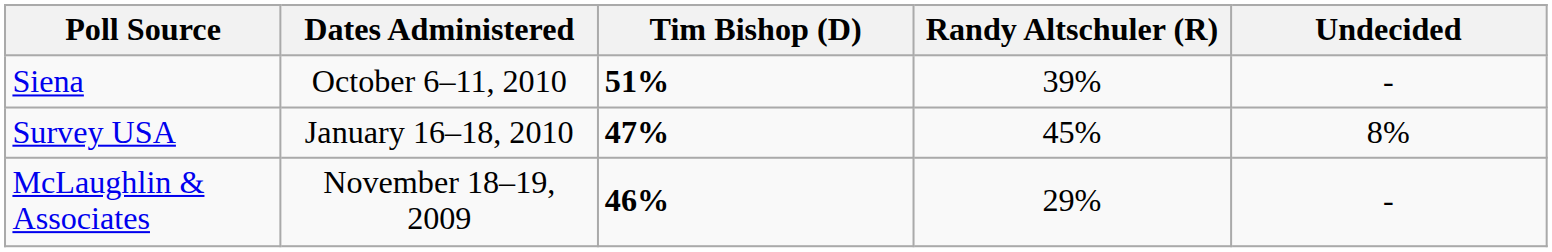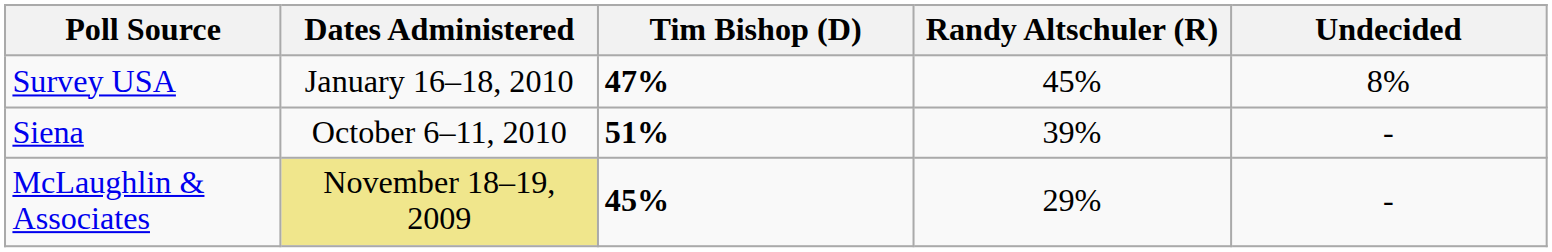rows swapped: (48, 81) <-> (94, 132)
(439, 201) no background -> (439, 201) khaki background
(637, 201) 46% -> (637, 201) 45%
